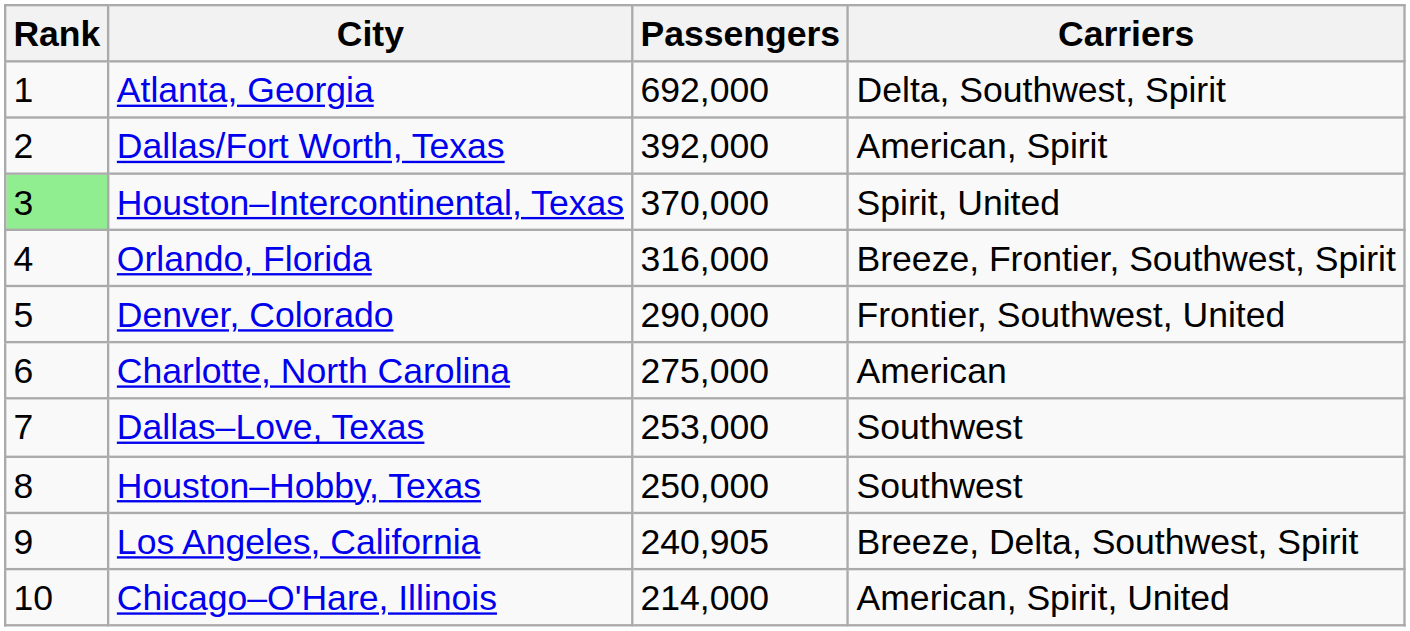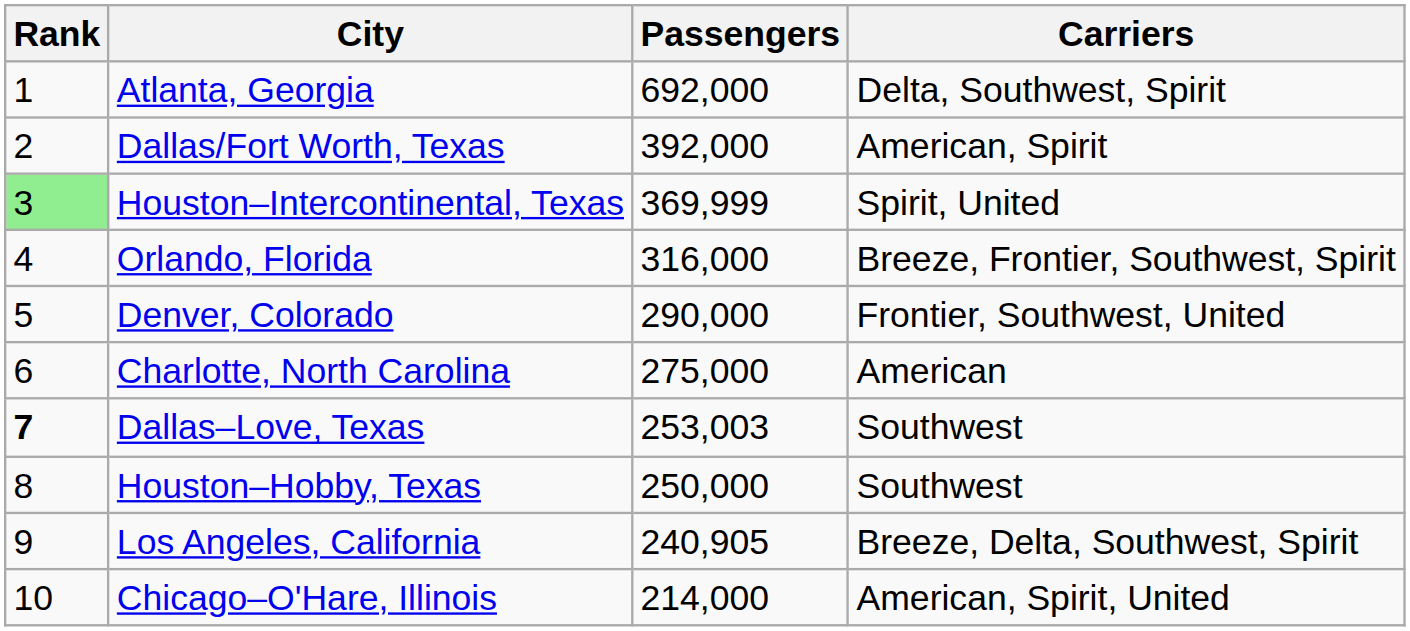(705, 202) 370,000 -> (705, 202) 369,999
(23, 428) normal -> (23, 428) bold
(705, 428) 253,000 -> (705, 428) 253,003
